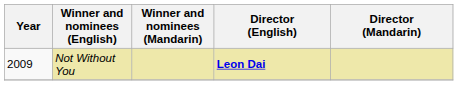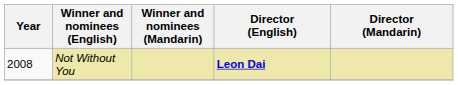(20, 64) 2009 -> (20, 64) 2008
